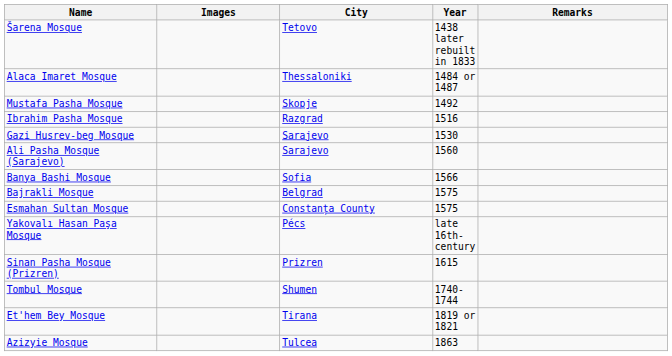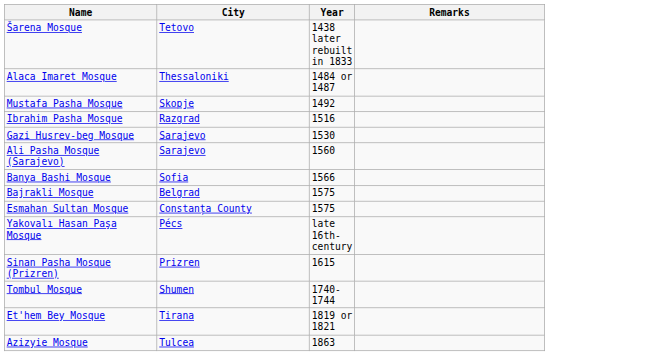- column: (218, 12)
